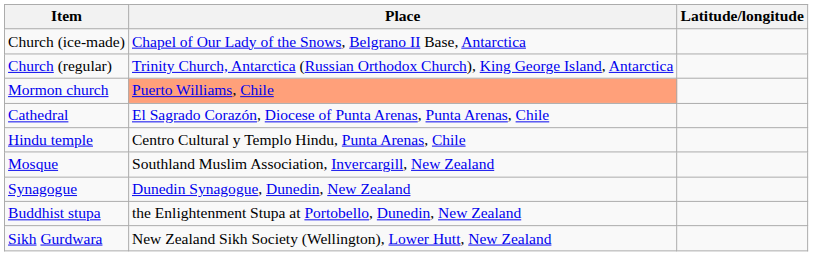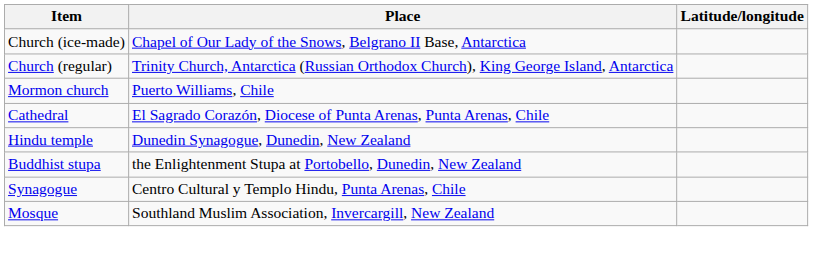(203, 90) lightsalmon background -> (203, 90) no background
(299, 139) Centro Cultural y Templo Hindu, Punta Arenas, Chile -> (271, 139) Dunedin Synagogue, Dunedin, New Zealand
rows swapped: (33, 164) <-> (54, 213)
(271, 189) Dunedin Synagogue, Dunedin, New Zealand -> (299, 189) Centro Cultural y Templo Hindu, Punta Arenas, Chile
- row: (55, 238)
